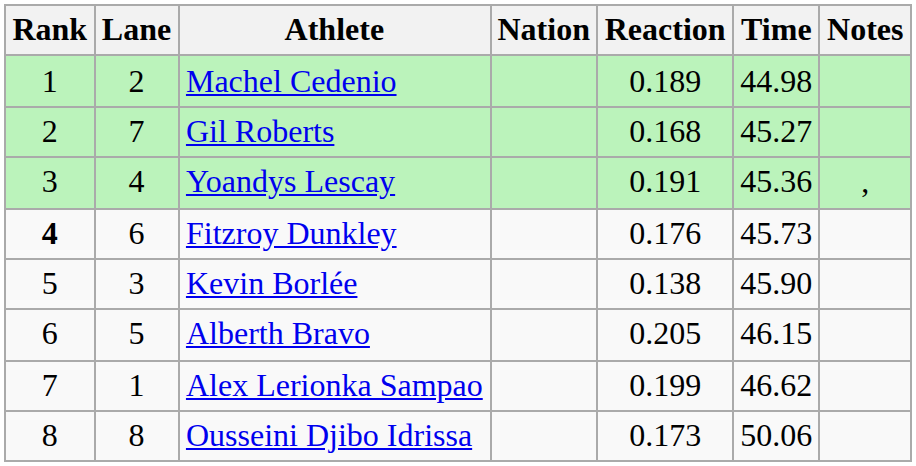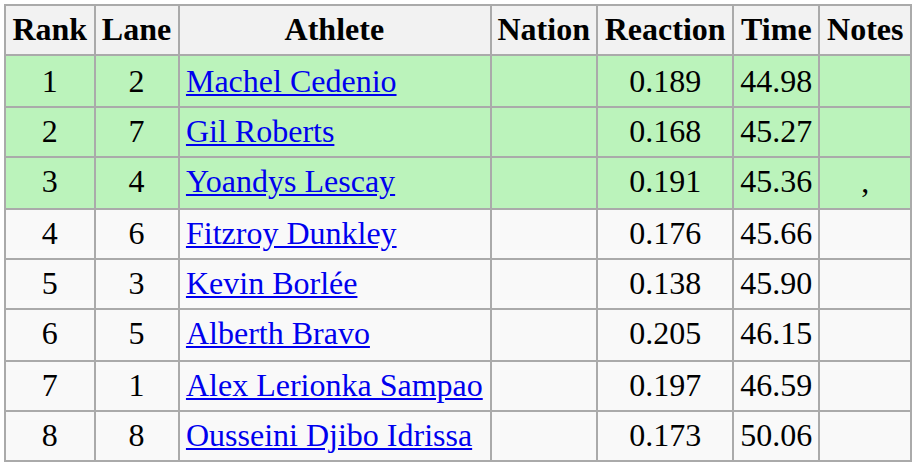(50, 232) bold -> (50, 232) normal
(776, 232) 45.73 -> (776, 232) 45.66
(665, 385) 0.199 -> (665, 385) 0.197
(776, 385) 46.62 -> (776, 385) 46.59
